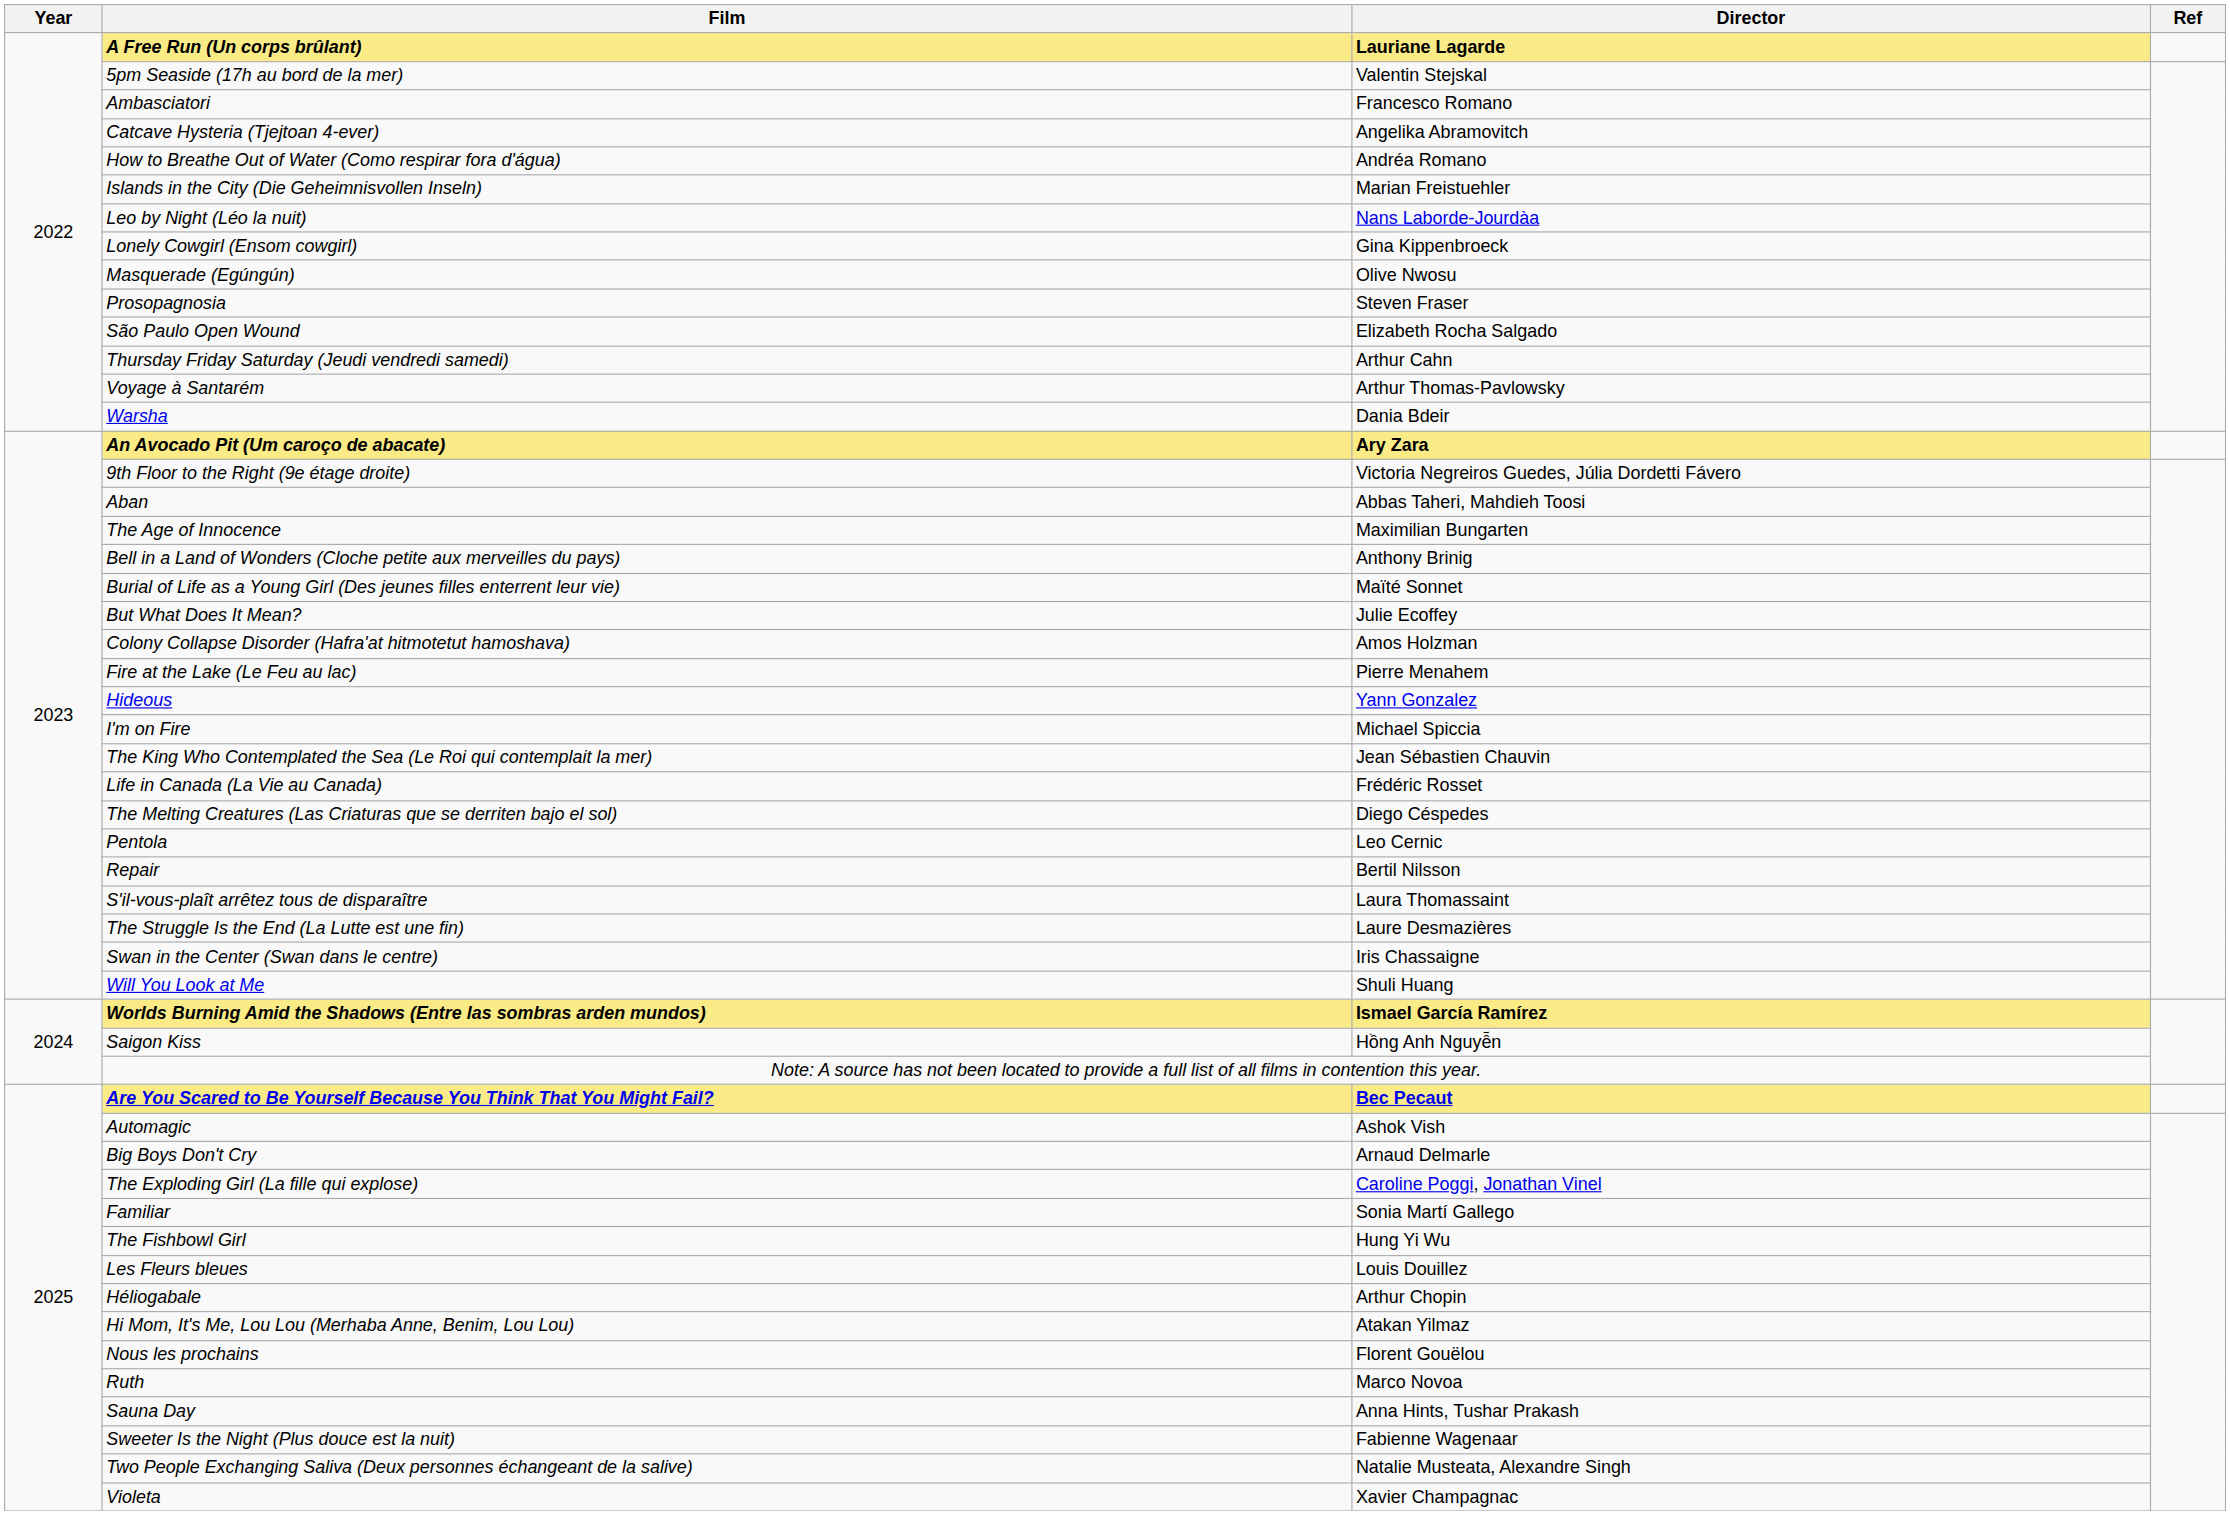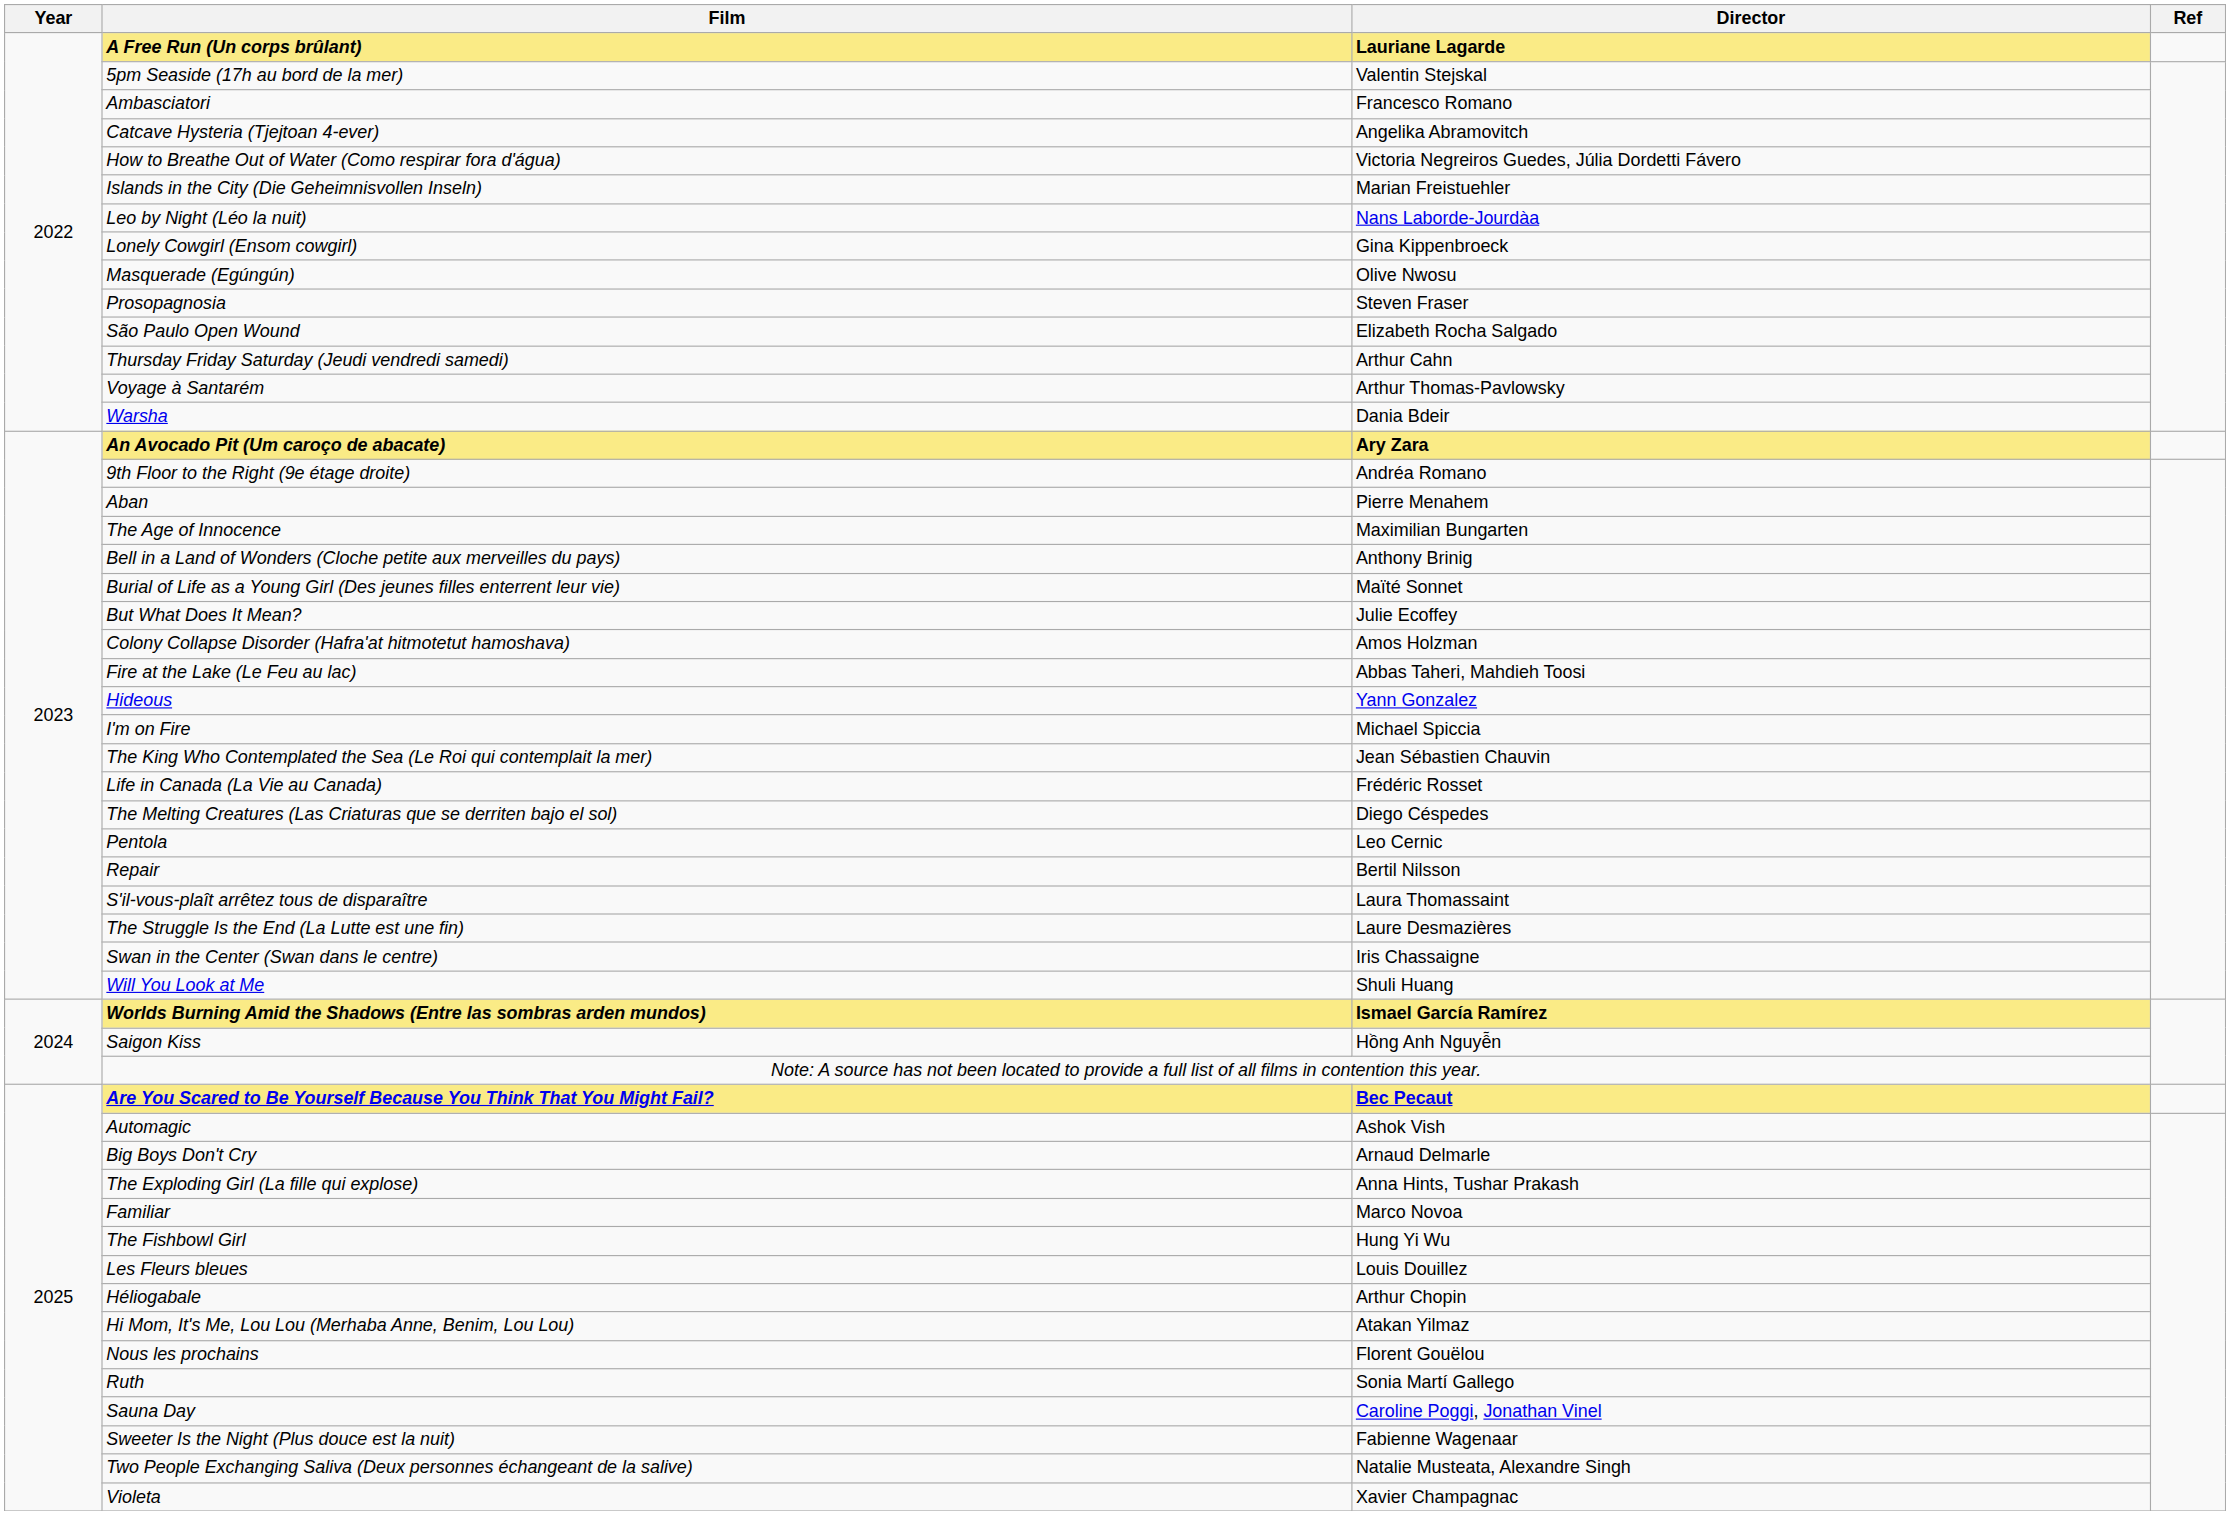(1421, 160) Andréa Romano -> (1548, 160) Victoria Negreiros Guedes, Júlia Dordetti Fávero
(1548, 473) Victoria Negreiros Guedes, Júlia Dordetti Fávero -> (1421, 473) Andréa Romano
(1471, 501) Abbas Taheri, Mahdieh Toosi -> (1422, 501) Pierre Menahem
(1422, 672) Pierre Menahem -> (1471, 672) Abbas Taheri, Mahdieh Toosi
(1479, 1183) Caroline Poggi, Jonathan Vinel -> (1467, 1183) Anna Hints, Tushar Prakash
(1435, 1212) Sonia Martí Gallego -> (1409, 1212) Marco Novoa
(1409, 1382) Marco Novoa -> (1435, 1382) Sonia Martí Gallego
(1467, 1411) Anna Hints, Tushar Prakash -> (1479, 1411) Caroline Poggi, Jonathan Vinel
